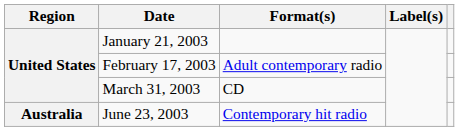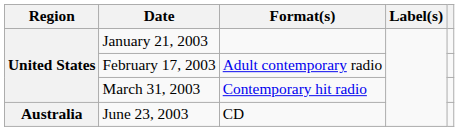(233, 89) CD -> (295, 89) Contemporary hit radio
(295, 114) Contemporary hit radio -> (233, 114) CD
